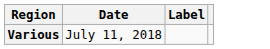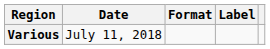+ column: (190, 15)
